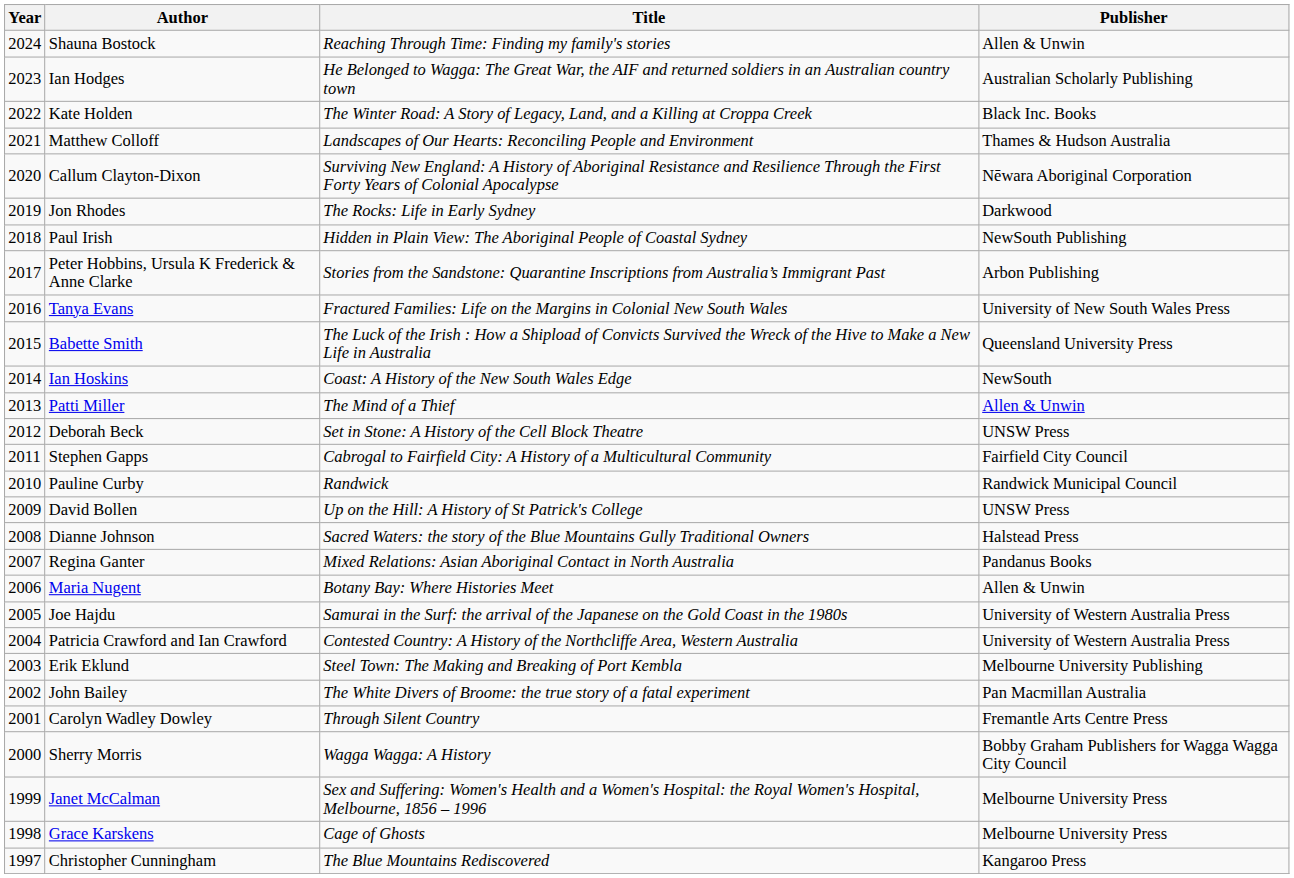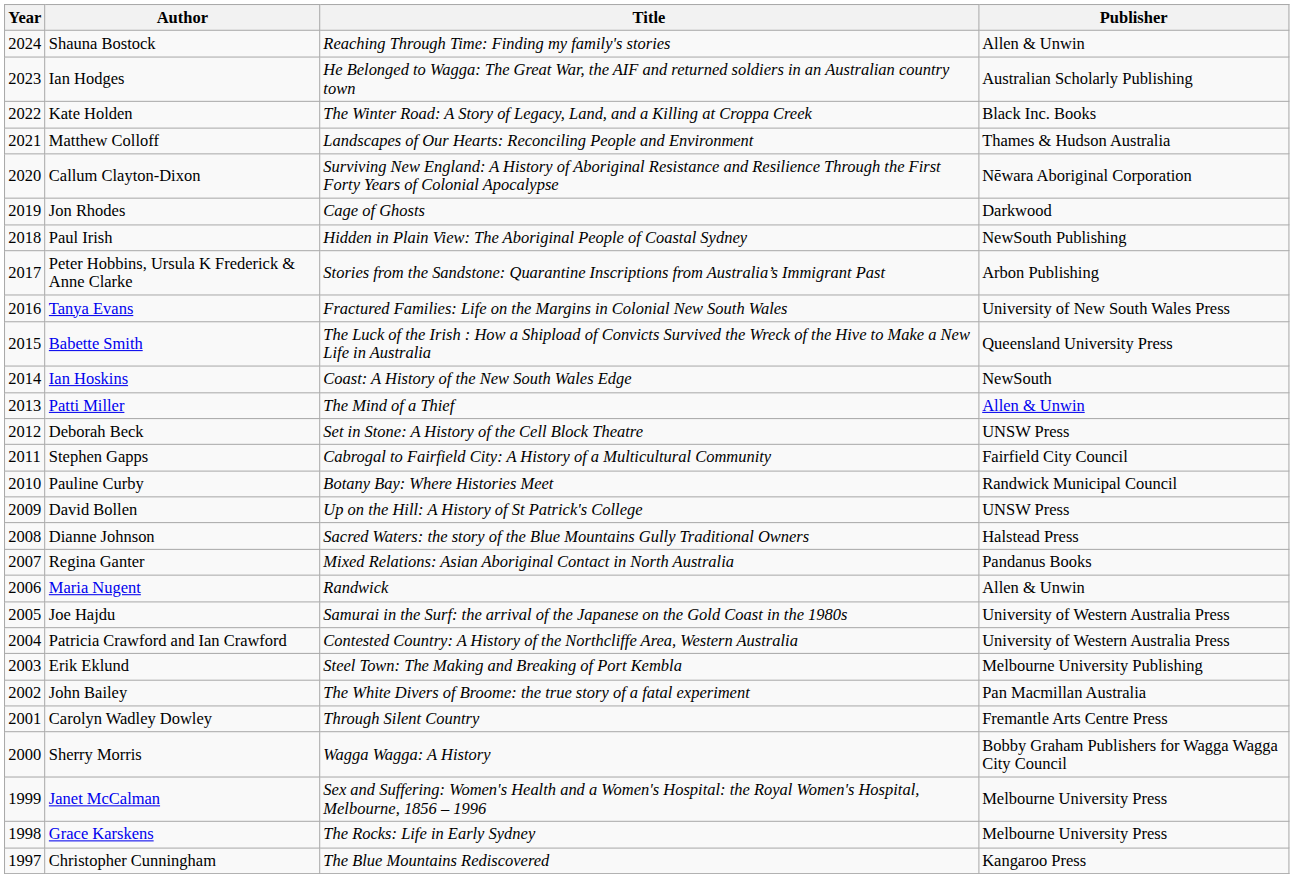(429, 211) The Rocks: Life in Early Sydney -> (374, 211) Cage of Ghosts
(356, 483) Randwick -> (438, 483) Botany Bay: Where Histories Meet
(438, 588) Botany Bay: Where Histories Meet -> (356, 588) Randwick
(374, 834) Cage of Ghosts -> (429, 834) The Rocks: Life in Early Sydney
